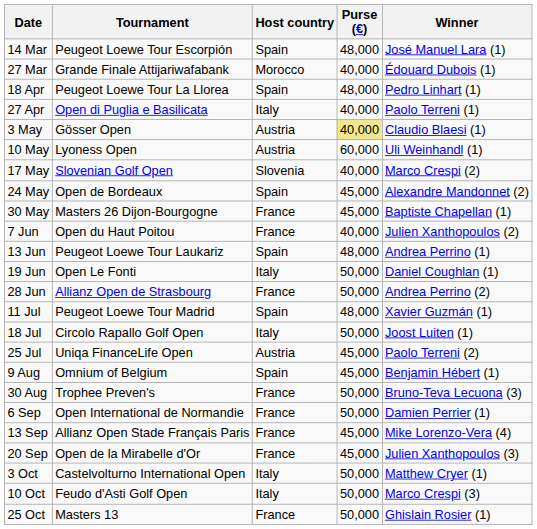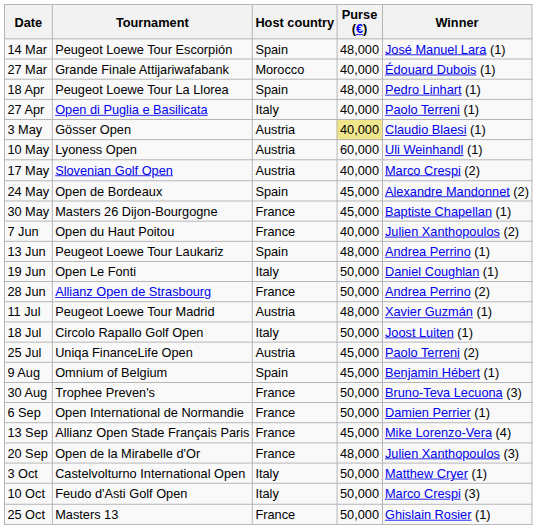(280, 170) Slovenia -> (275, 170) Austria
(272, 312) Spain -> (275, 312) Austria
(360, 453) 45,000 -> (360, 453) 48,000
